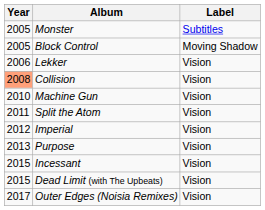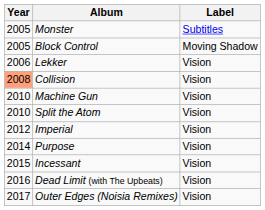(18, 113) 2011 -> (19, 113) 2010
(19, 146) 2013 -> (19, 146) 2014
(19, 180) 2015 -> (19, 180) 2016
